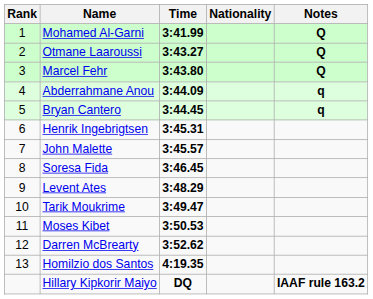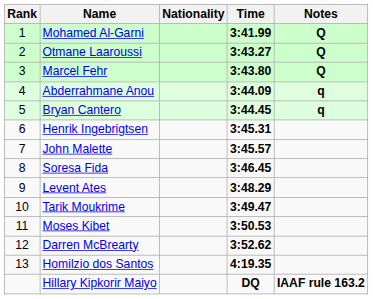columns swapped: (240, 14) <-> (183, 14)
